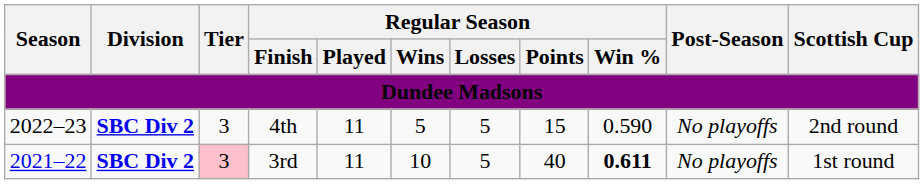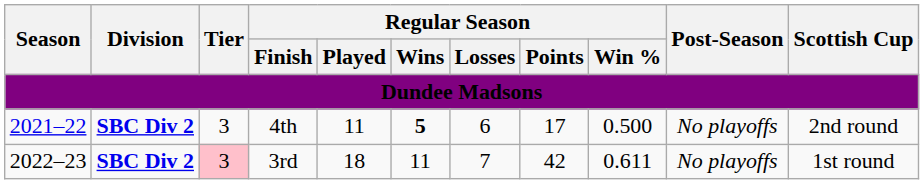(48, 126) 2022–23 -> (48, 126) 2021–22
(420, 126) normal -> (420, 126) bold
(485, 126) 5 -> (485, 126) 6
(555, 126) 15 -> (555, 126) 17
(628, 126) 0.590 -> (628, 126) 0.500
(48, 160) 2021–22 -> (48, 160) 2022–23
(354, 160) 11 -> (354, 160) 18
(420, 160) 10 -> (420, 160) 11
(485, 160) 5 -> (485, 160) 7
(555, 160) 40 -> (555, 160) 42
(628, 160) bold -> (628, 160) normal
